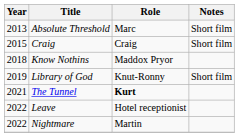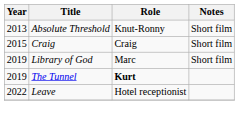(125, 28) Marc -> (140, 28) Knut-Ronny
- row: (60, 60)
(140, 76) Knut-Ronny -> (125, 60) Marc
(17, 92) 2021 -> (17, 76) 2019
- row: (53, 124)
